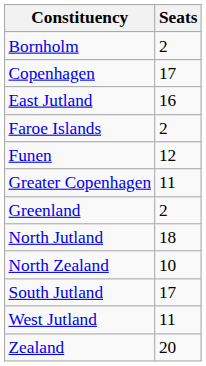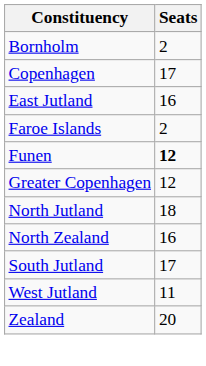(168, 155) normal -> (168, 155) bold
(167, 182) 11 -> (168, 182) 12
- row: (45, 210)
(168, 264) 10 -> (168, 237) 16
